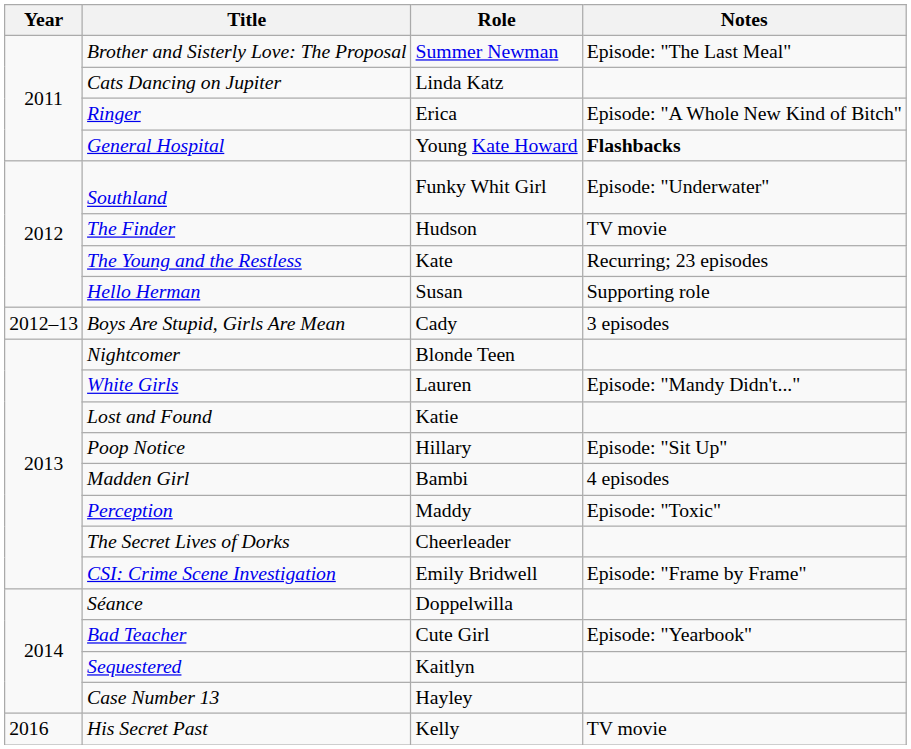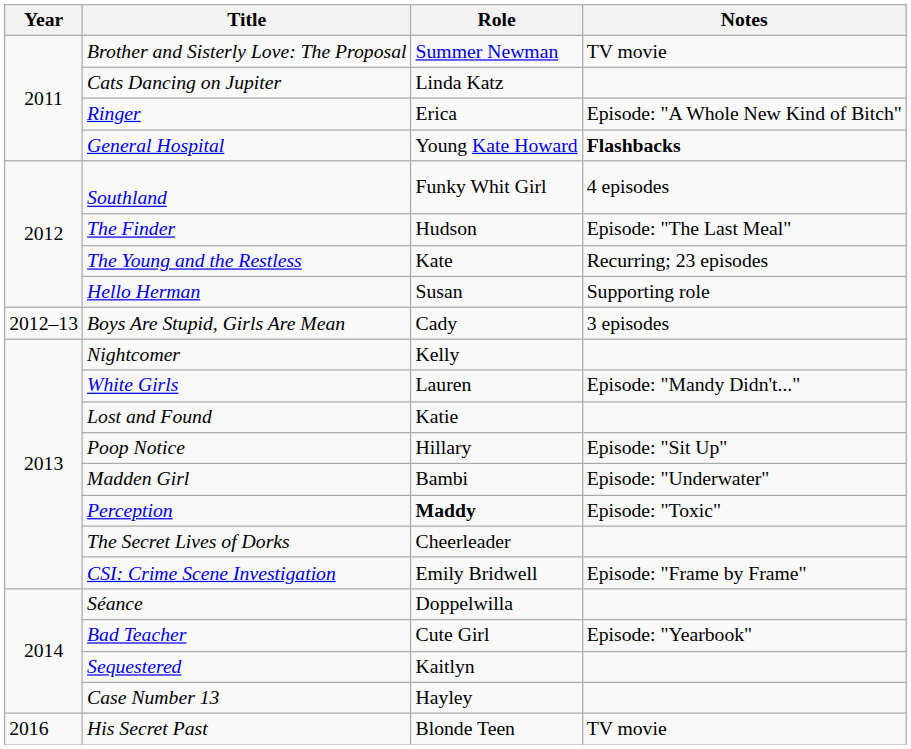(689, 51) Episode: "The Last Meal" -> (627, 51) TV movie
(678, 187) Episode: "Underwater" -> (628, 187) 4 episodes
(627, 229) TV movie -> (689, 229) Episode: "The Last Meal"
(465, 354) Blonde Teen -> (437, 354) Kelly
(628, 479) 4 episodes -> (678, 479) Episode: "Underwater"
(443, 510) normal -> (446, 510) bold
(437, 728) Kelly -> (465, 728) Blonde Teen
